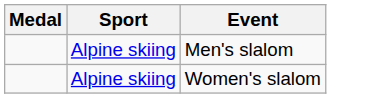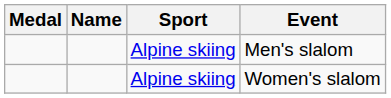+ column: (96, 20)
